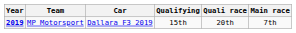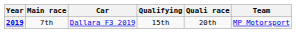columns swapped: (55, 10) <-> (270, 10)
